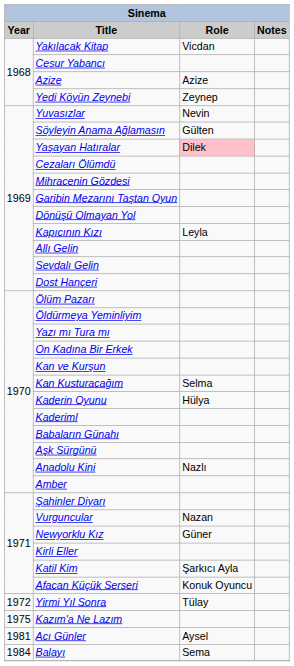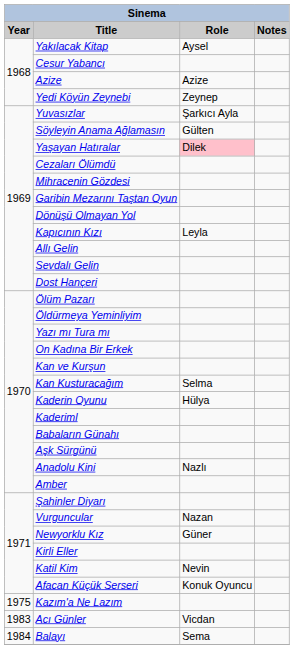(198, 47) Vicdan -> (195, 47) Aysel
(196, 114) Nevin -> (210, 114) Şarkıcı Ayla
(210, 569) Şarkıcı Ayla -> (196, 569) Nevin
- row: (71, 602)
(19, 636) 1981 -> (19, 619) 1983
(195, 636) Aysel -> (198, 619) Vicdan
